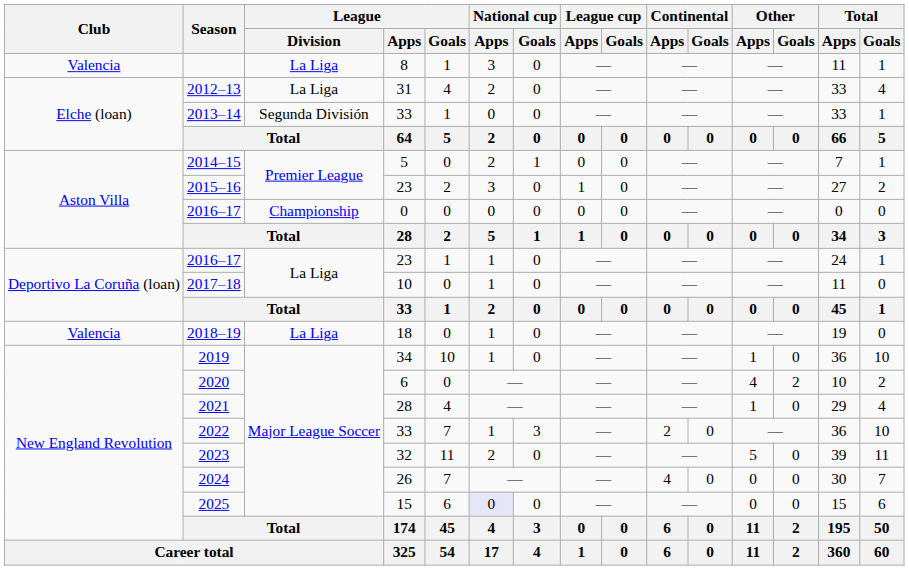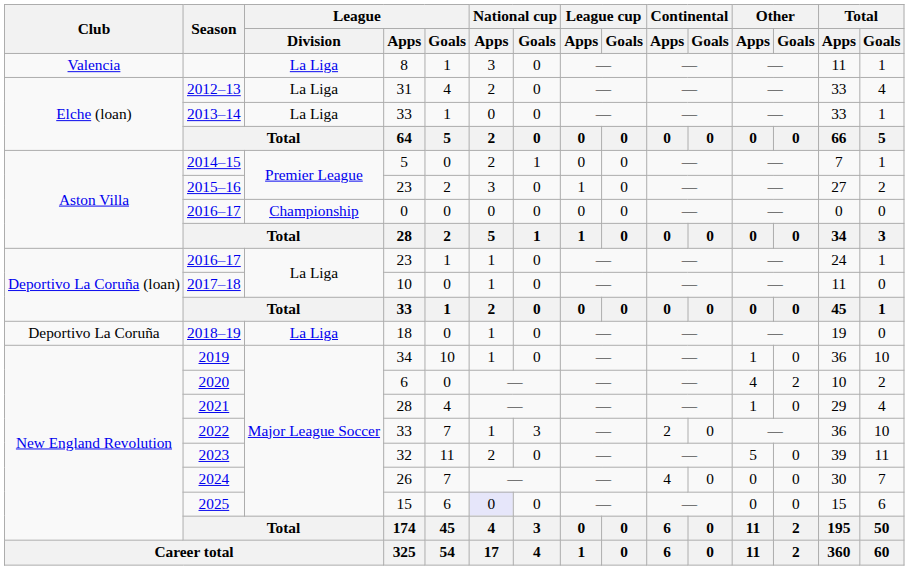(314, 114) Segunda División -> (314, 114) La Liga
(94, 333) Valencia -> (94, 333) Deportivo La Coruña
